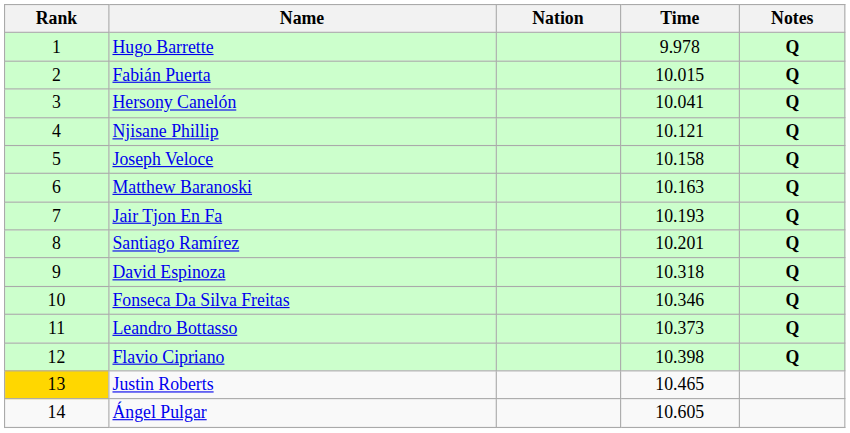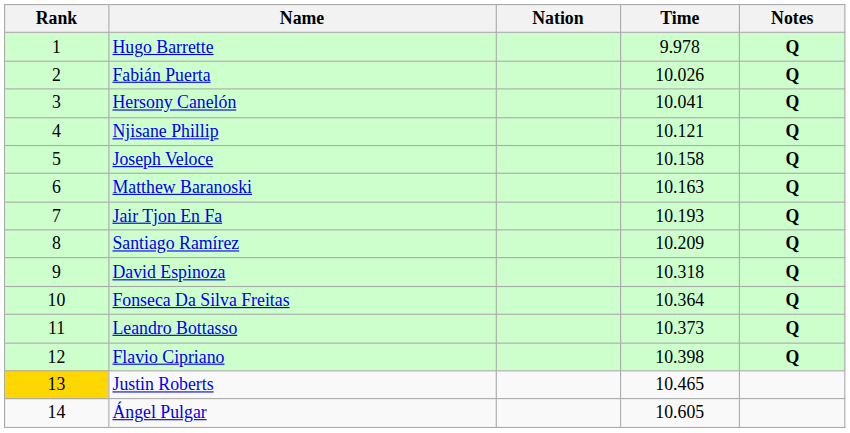(680, 74) 10.015 -> (680, 74) 10.026
(680, 243) 10.201 -> (680, 243) 10.209
(680, 300) 10.346 -> (680, 300) 10.364
